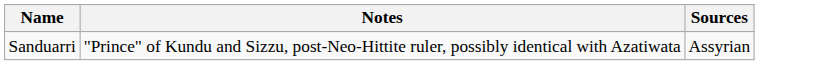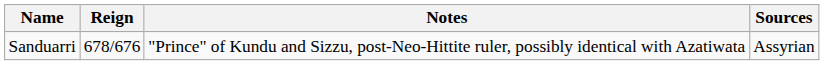+ column: (112, 18)
